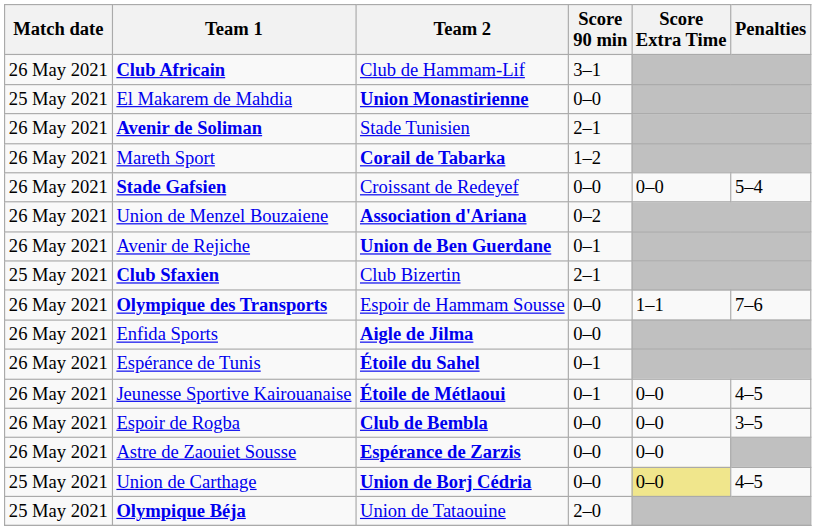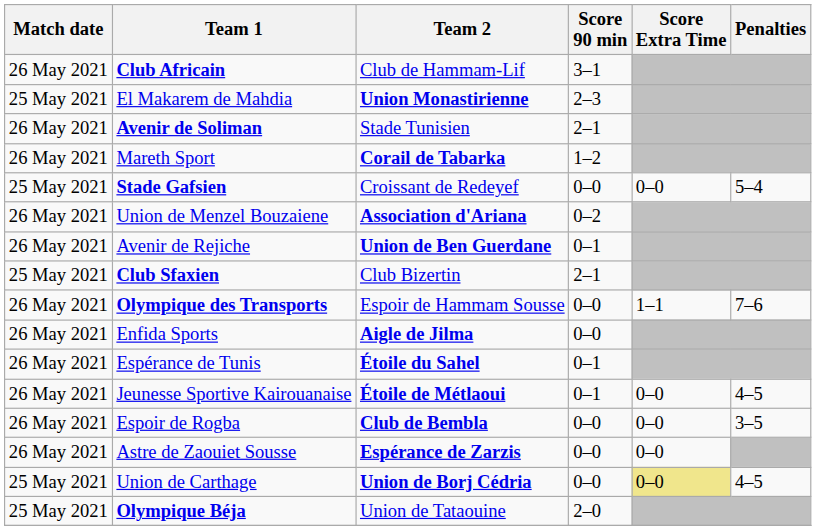(587, 98) 0–0 -> (587, 98) 2–3
(58, 187) 26 May 2021 -> (58, 187) 25 May 2021
